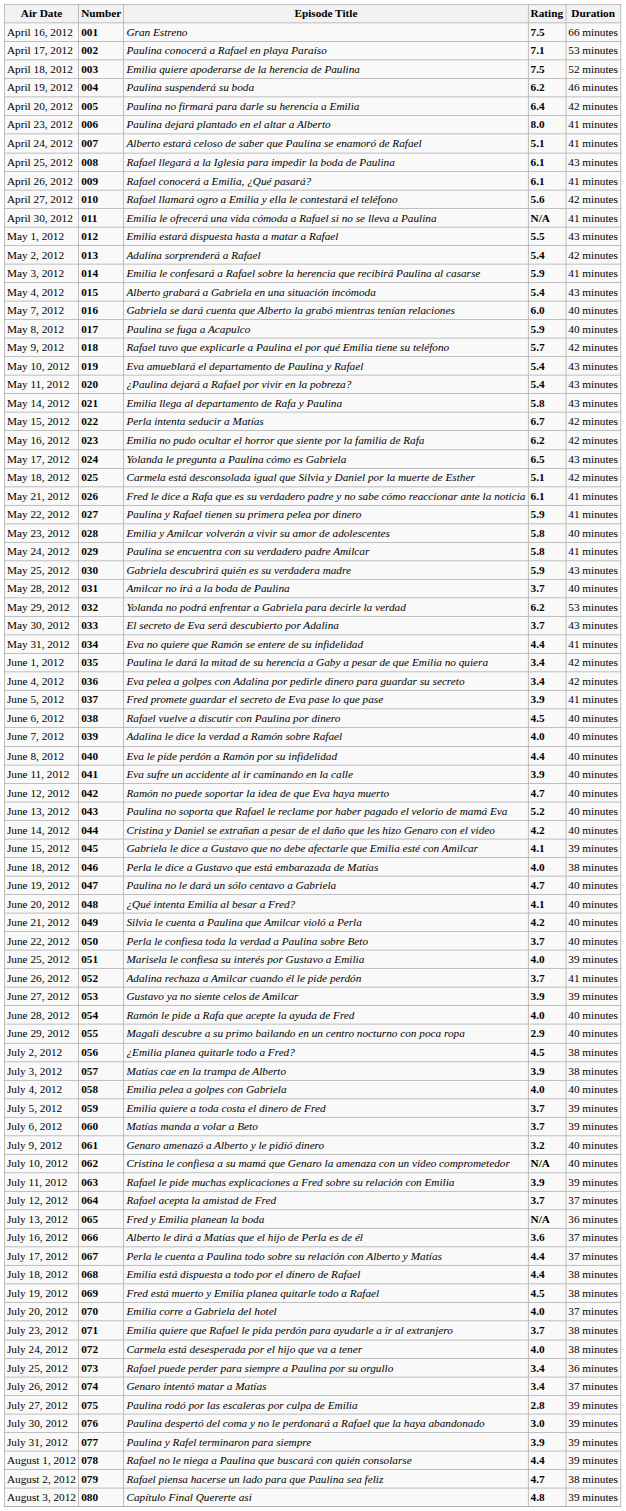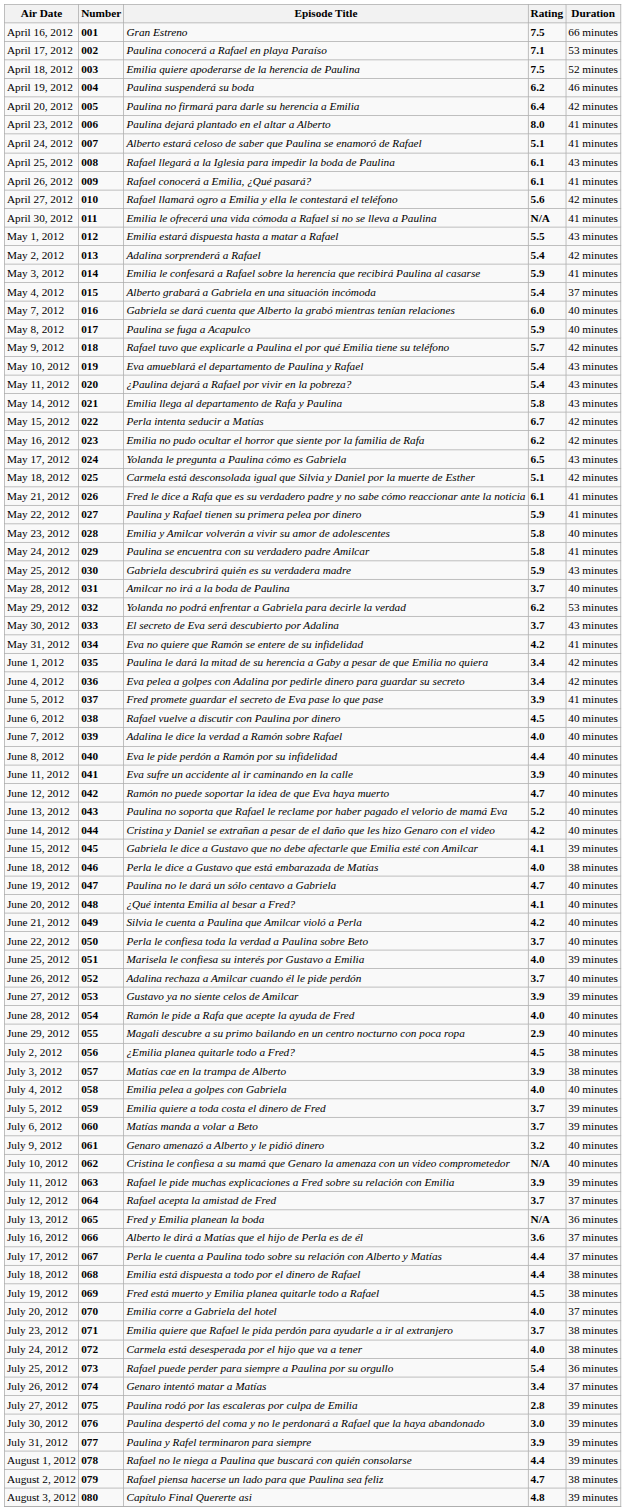(593, 292) 43 minutes -> (593, 292) 37 minutes
(538, 644) 4.4 -> (538, 644) 4.2
(593, 978) 41 minutes -> (593, 978) 40 minutes
(538, 1367) 3.4 -> (538, 1367) 5.4
